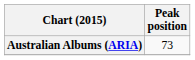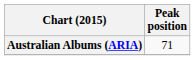(167, 45) 73 -> (167, 45) 71
